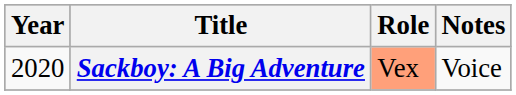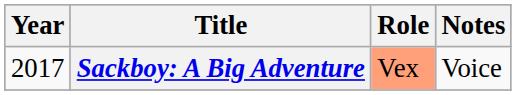(38, 68) 2020 -> (38, 68) 2017
